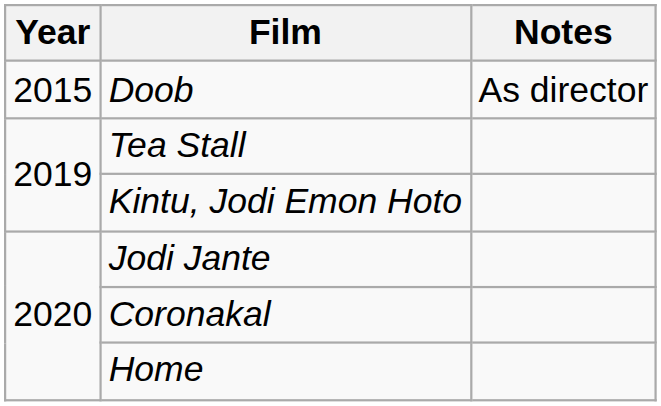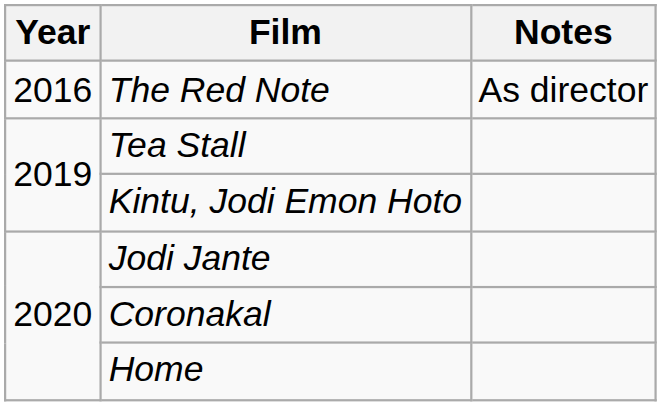- row: (151, 88)
+ row: (219, 88)
